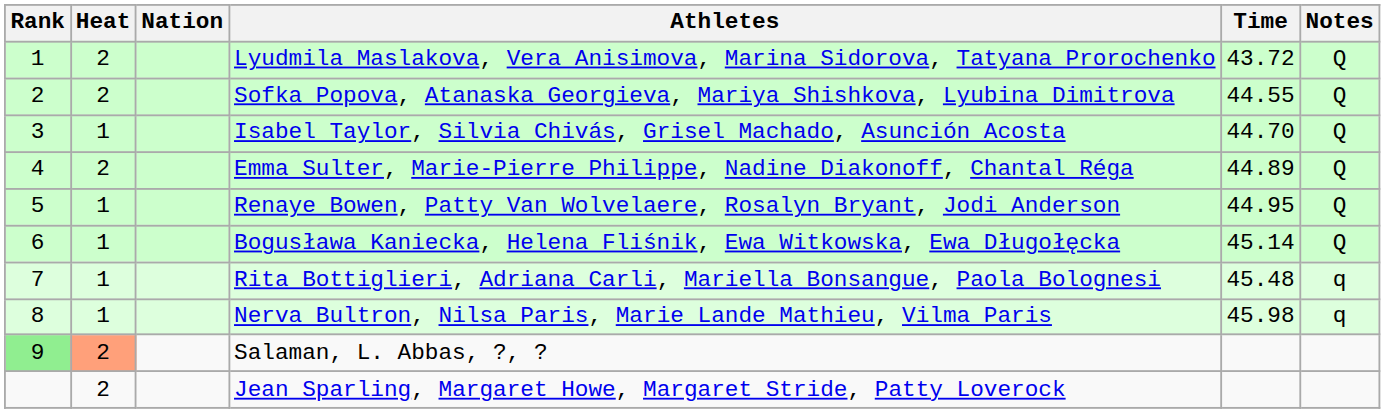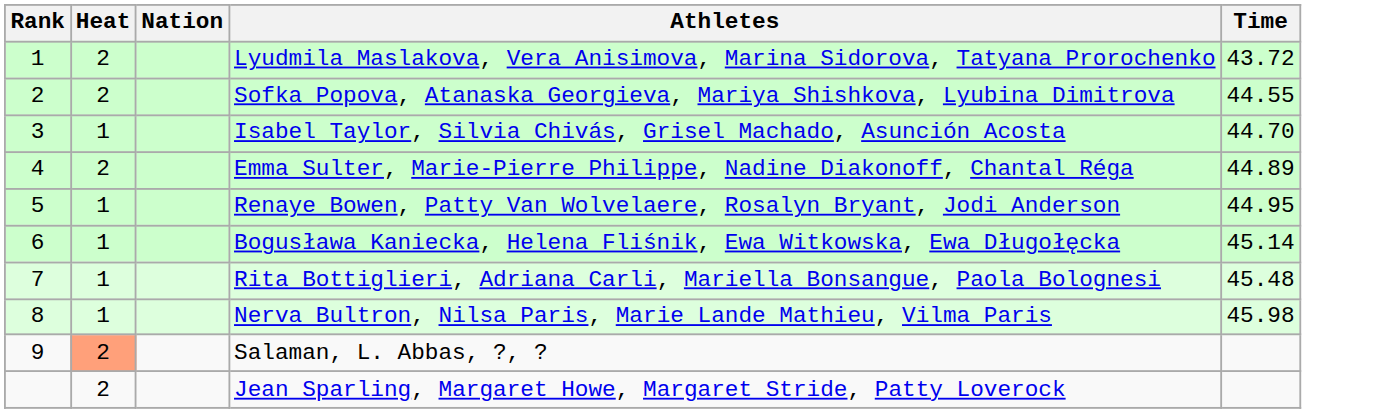- column: (1340, 24)
(38, 354) lightgreen background -> (38, 354) no background
